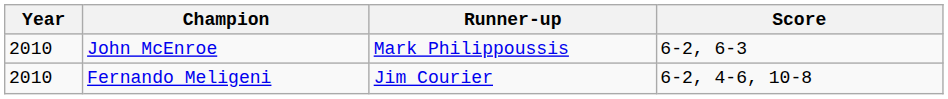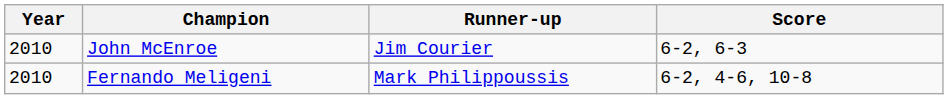(471, 49) Mark Philippoussis -> (433, 49) Jim Courier
(433, 78) Jim Courier -> (471, 78) Mark Philippoussis
